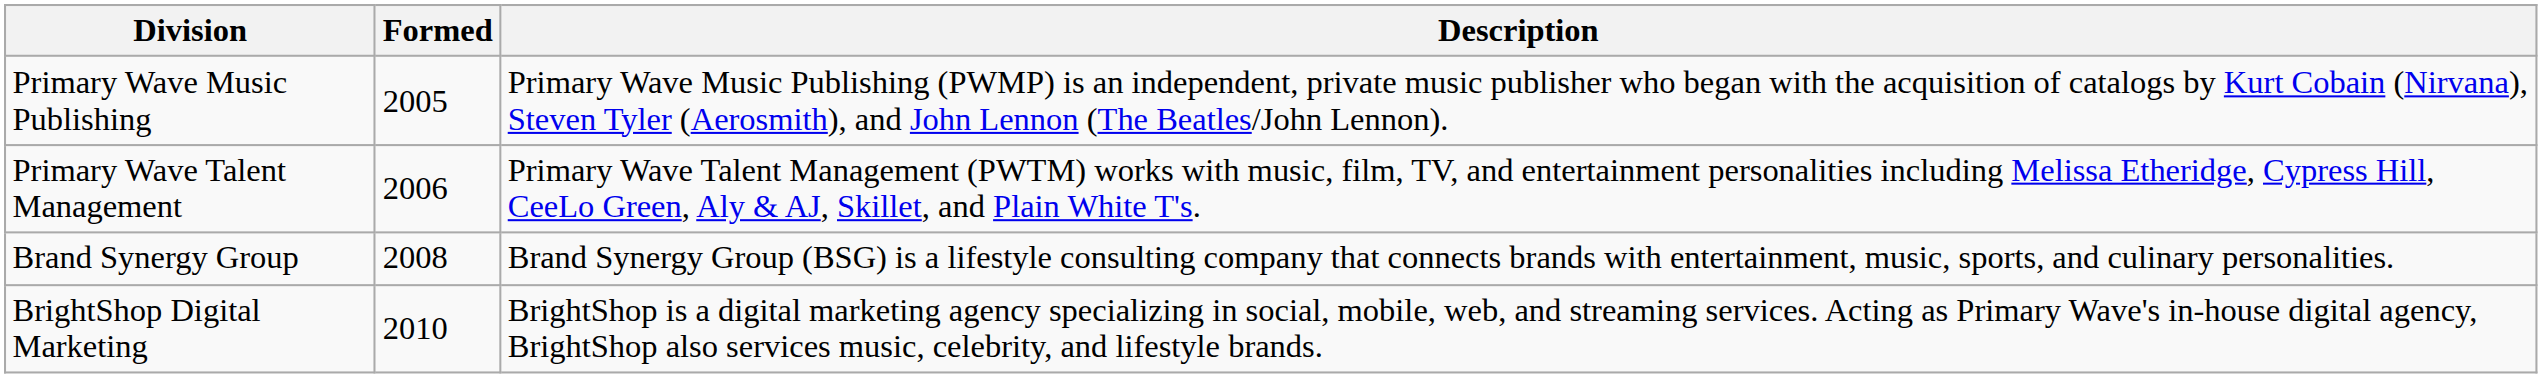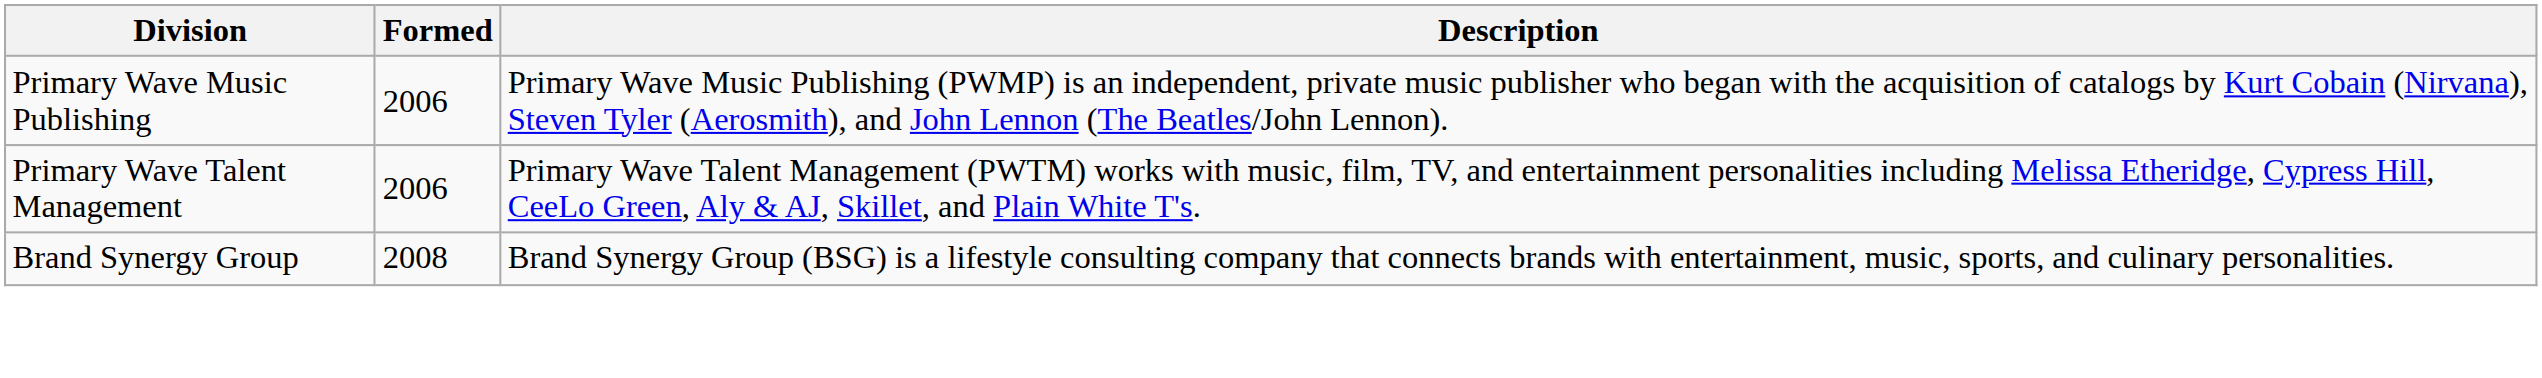(415, 100) 2005 -> (415, 100) 2006
- row: (137, 327)
